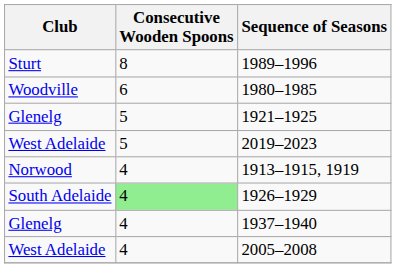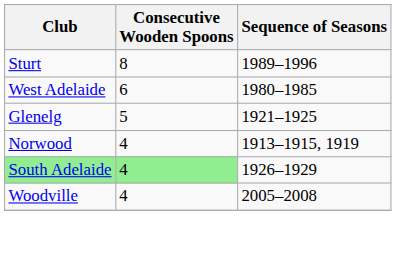(43, 90) Woodville -> (57, 90) West Adelaide
- row: (279, 143)
(60, 196) no background -> (60, 169) lightgreen background
- row: (279, 223)
(57, 249) West Adelaide -> (43, 196) Woodville
